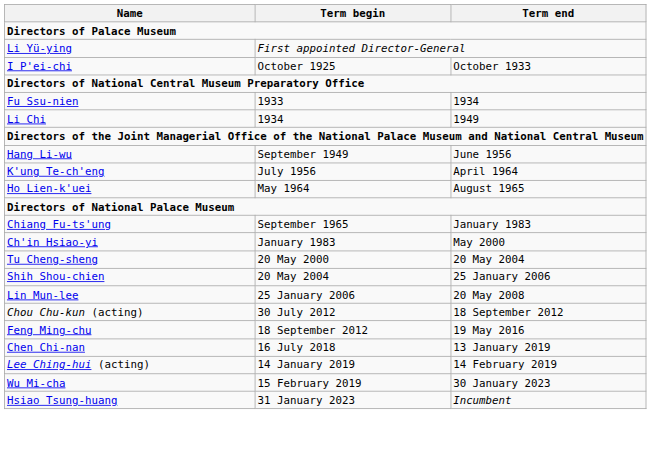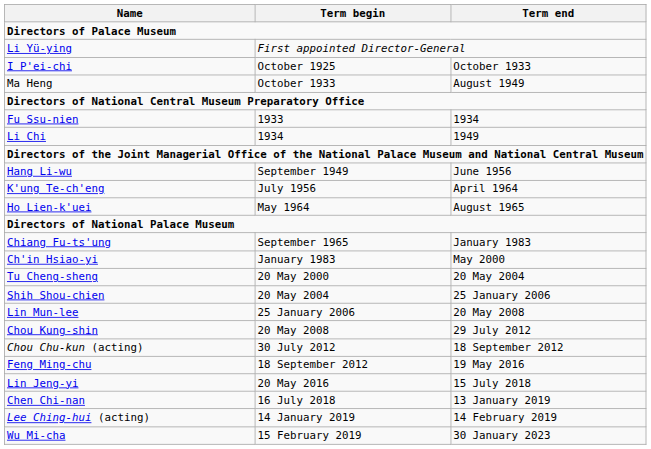+ row: (30, 84)
+ row: (52, 330)
+ row: (43, 383)
- row: (62, 400)
